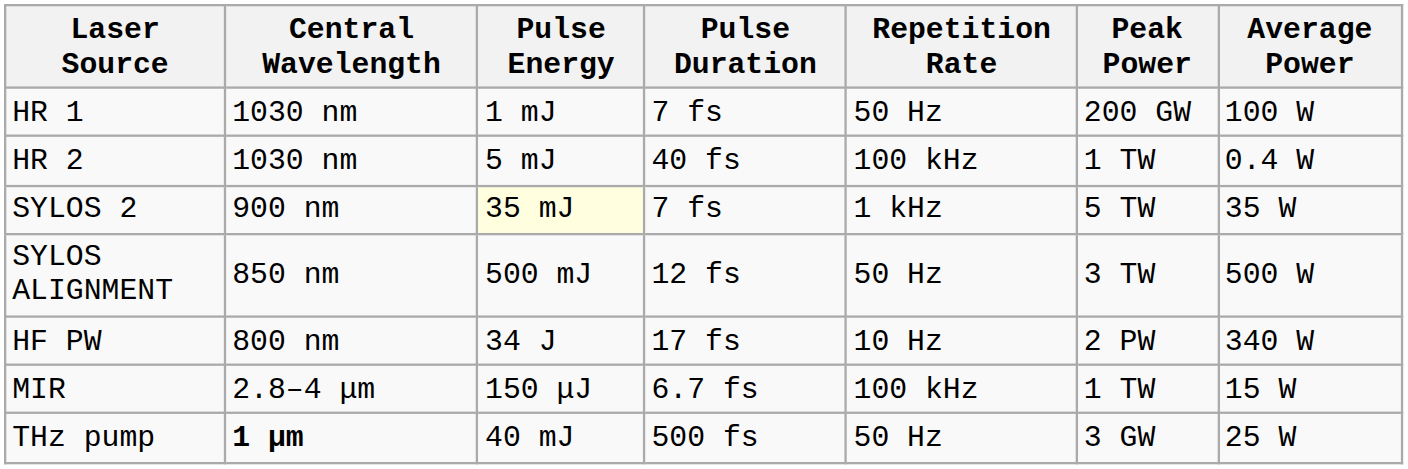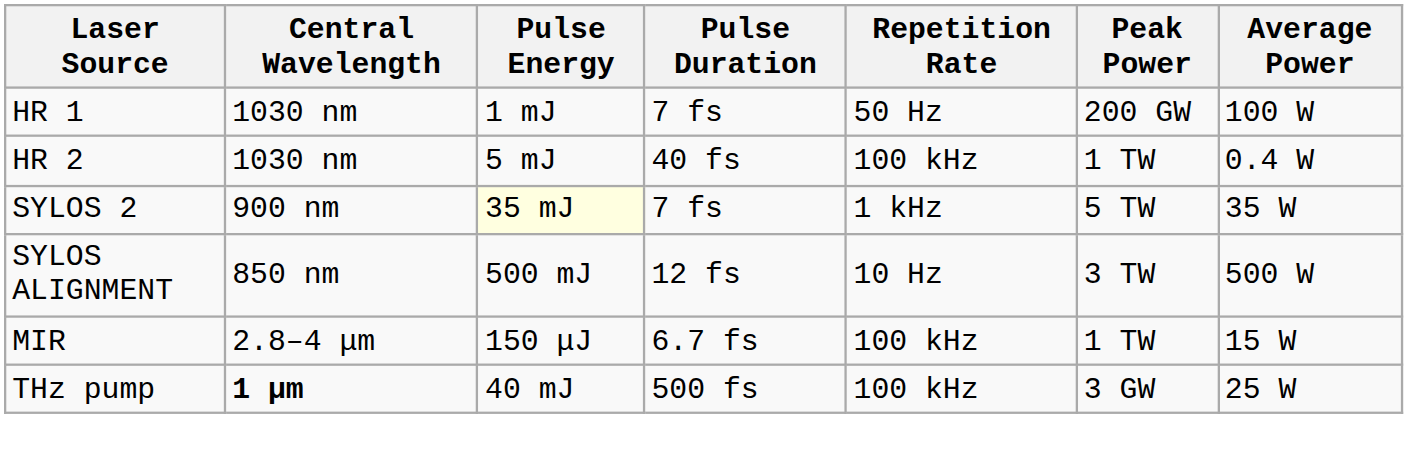(898, 275) 50 Hz -> (898, 275) 10 Hz
- row: (57, 341)
(898, 438) 50 Hz -> (916, 389) 100 kHz
